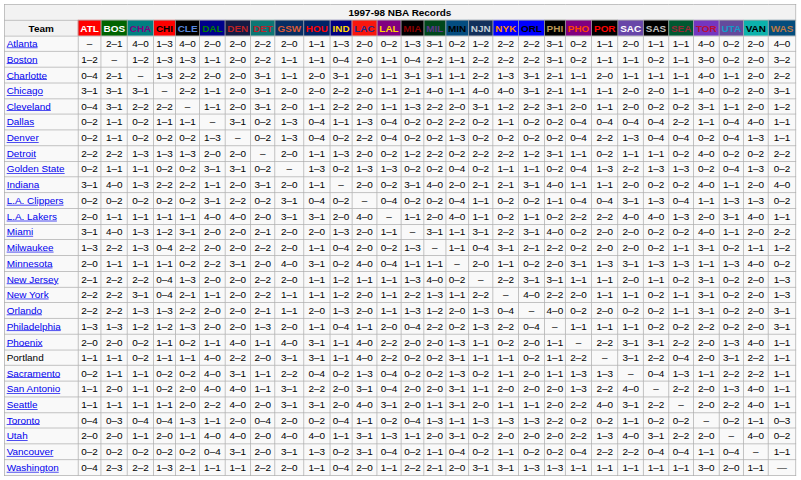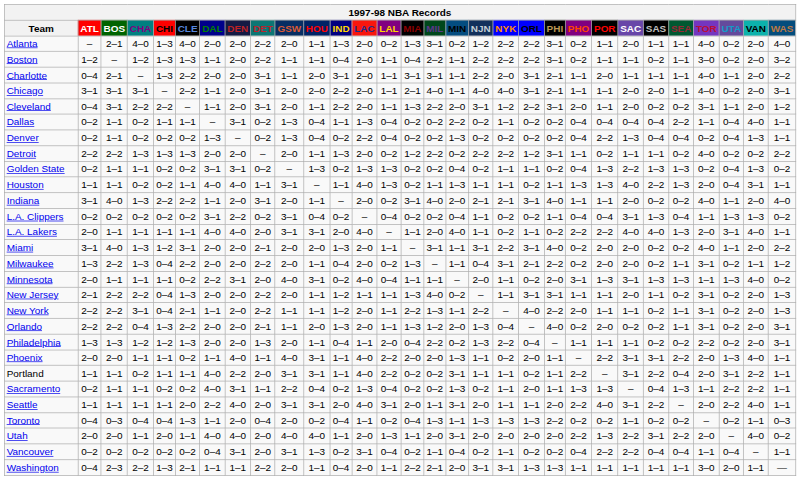(506, 75) 1–3 -> (506, 75) 2–0
+ row: (25, 185)
(506, 279) 2–2 -> (506, 295) 1–1
(140, 311) 1–3 -> (140, 327) 0–4
(140, 342) 0–2 -> (140, 358) 1–1
- row: (33, 389)
(364, 436) 3–1 -> (364, 436) 2–0
(481, 436) 0–2 -> (481, 436) 2–0
(631, 436) 4–0 -> (631, 436) 2–2
